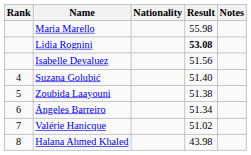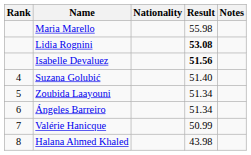(201, 61) normal -> (201, 61) bold
(201, 93) 51.38 -> (201, 93) 51.34
(201, 126) 51.02 -> (201, 126) 50.99
